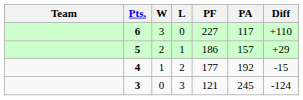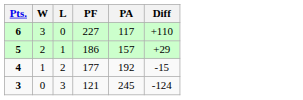- column: (64, 13)
